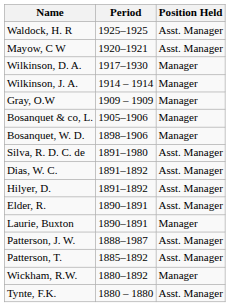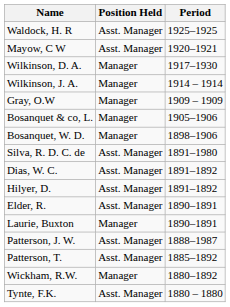columns swapped: (126, 13) <-> (191, 13)
